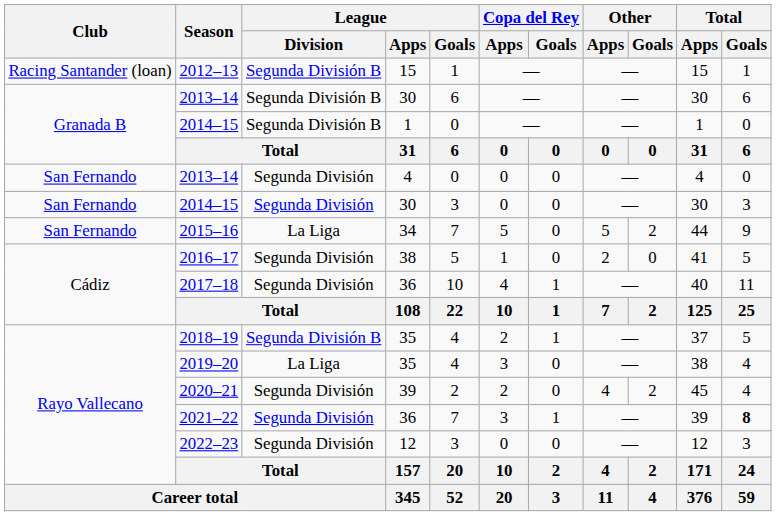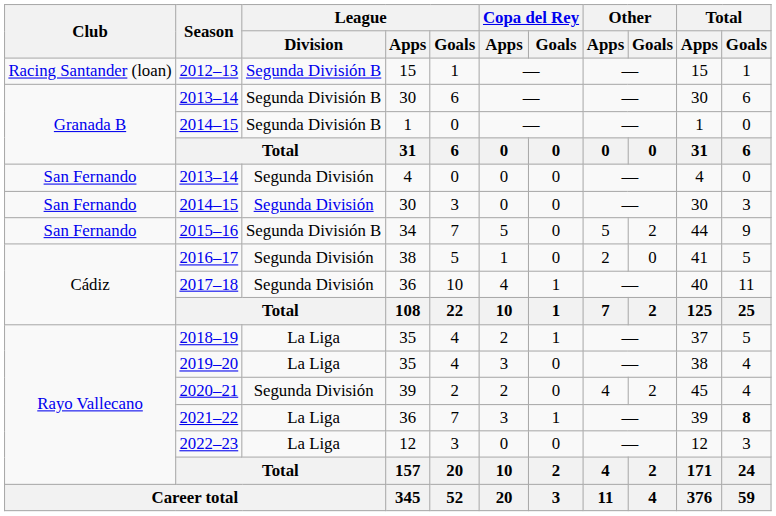(314, 230) La Liga -> (314, 230) Segunda División B
(314, 337) Segunda División B -> (314, 337) La Liga
(314, 417) Segunda División -> (314, 417) La Liga
(314, 444) Segunda División -> (314, 444) La Liga
